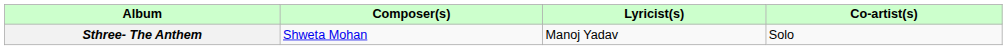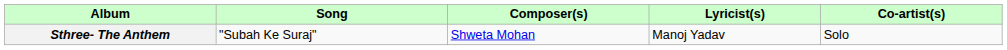+ column: (332, 14)
